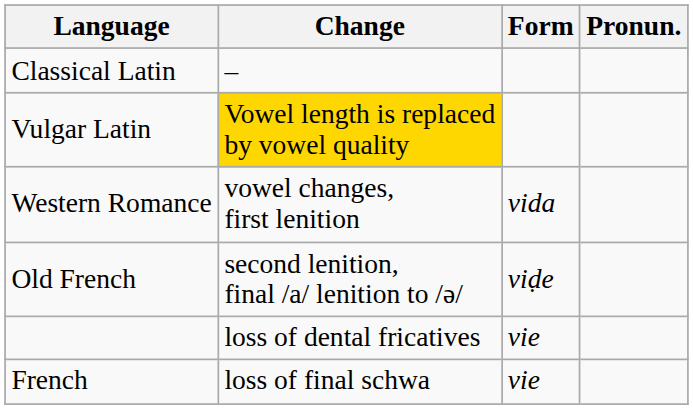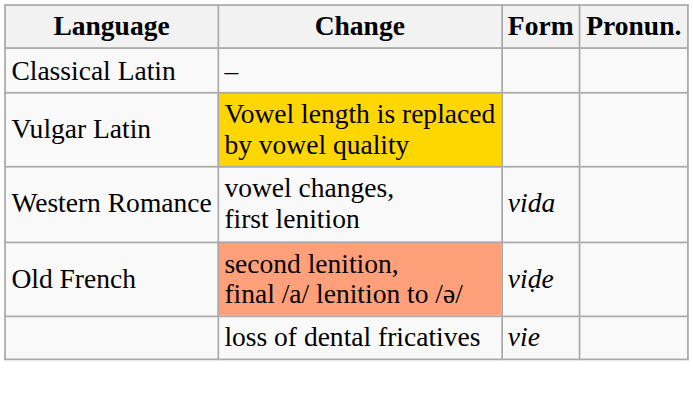(344, 278) no background -> (344, 278) lightsalmon background
- row: (50, 381)
